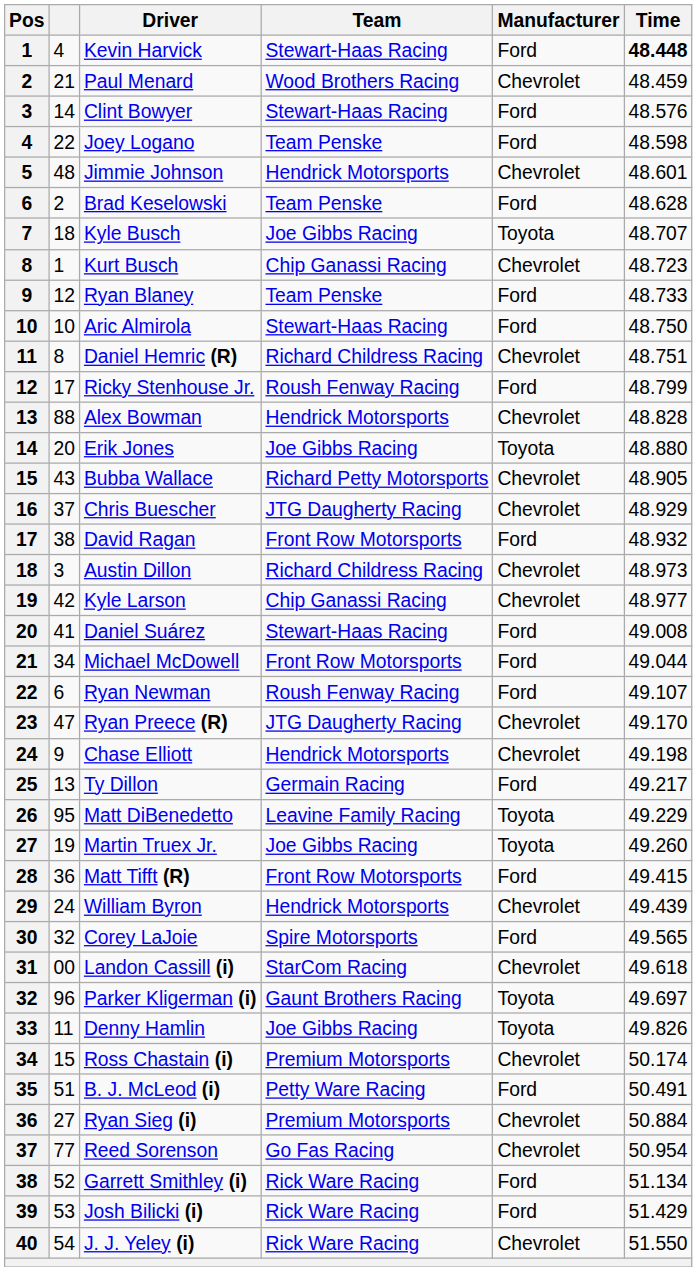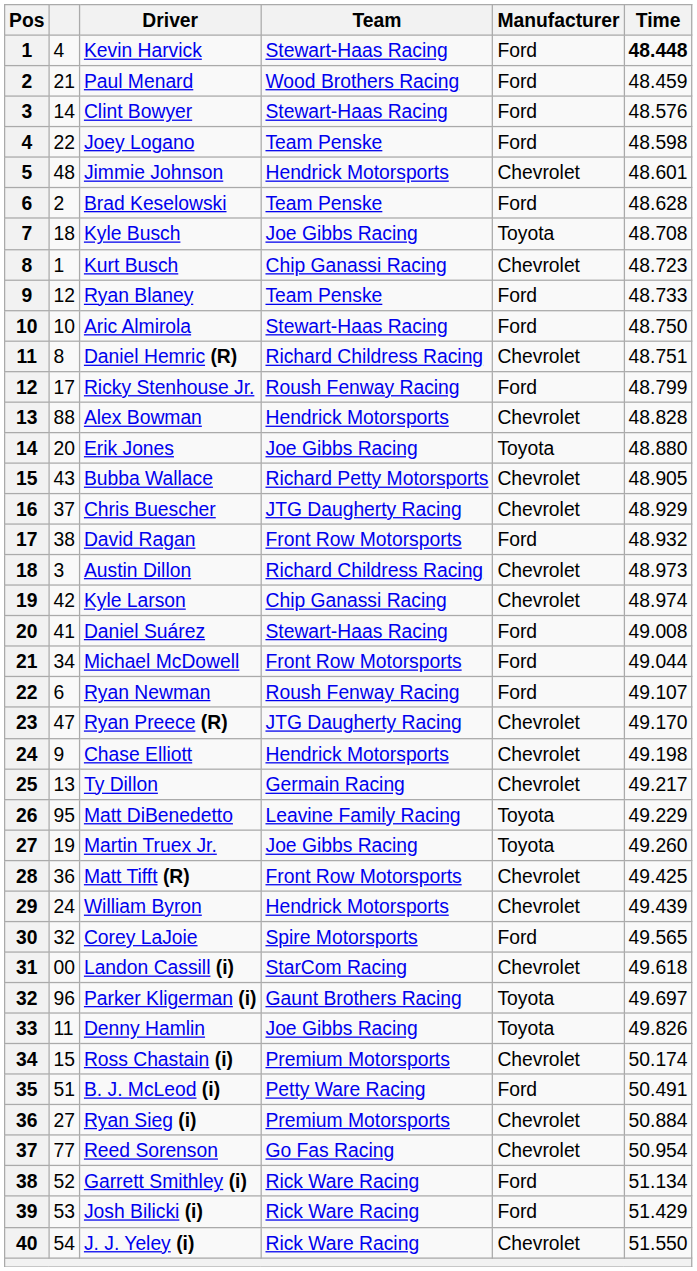(539, 81) Chevrolet -> (517, 81) Ford
(658, 234) 48.707 -> (658, 234) 48.708
(658, 601) 48.977 -> (658, 601) 48.974
(517, 784) Ford -> (539, 784) Chevrolet
(517, 876) Ford -> (539, 876) Chevrolet
(658, 876) 49.415 -> (658, 876) 49.425
